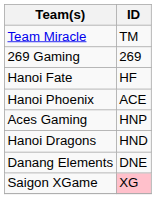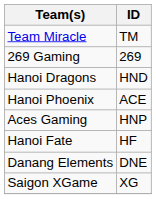rows swapped: (52, 141) <-> (40, 78)
(129, 183) pink background -> (129, 183) no background
